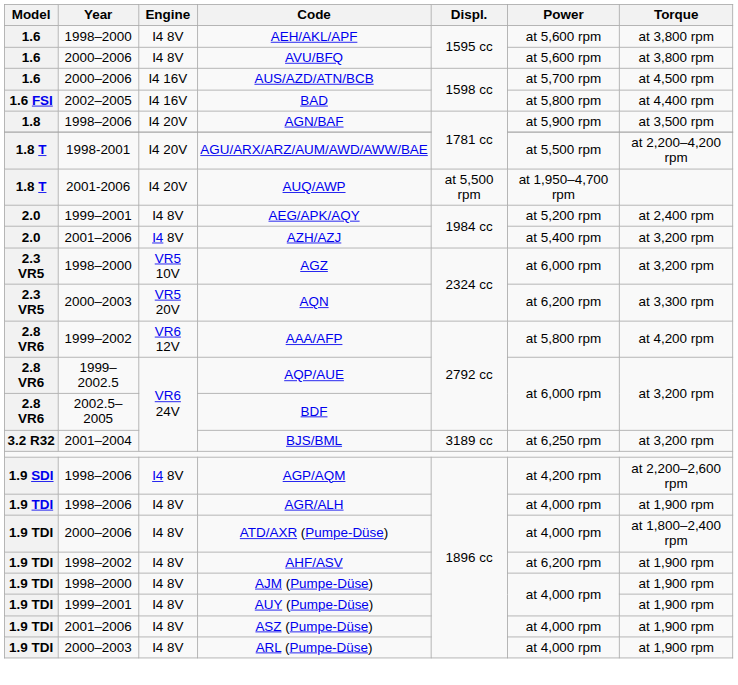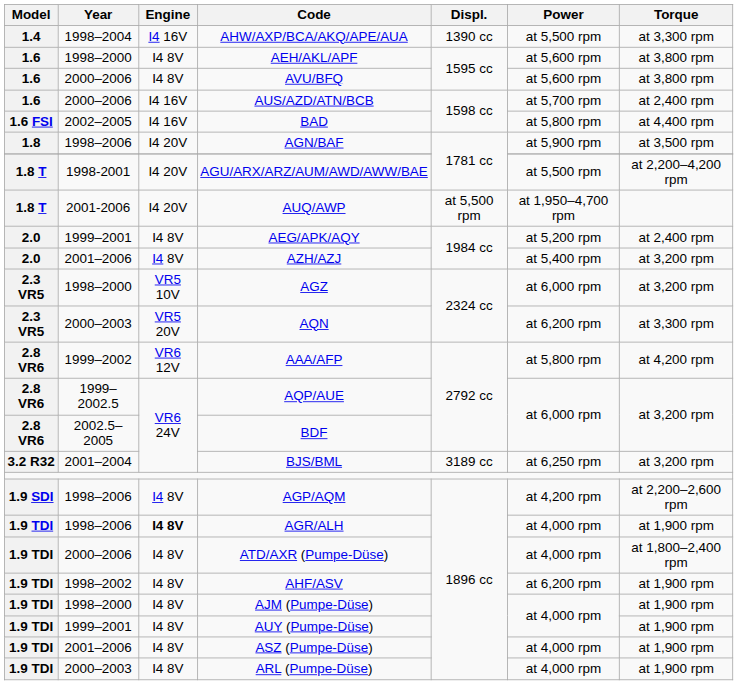+ row: (98, 36)
(676, 79) at 4,500 rpm -> (676, 100) at 2,400 rpm
(168, 504) normal -> (168, 525) bold
